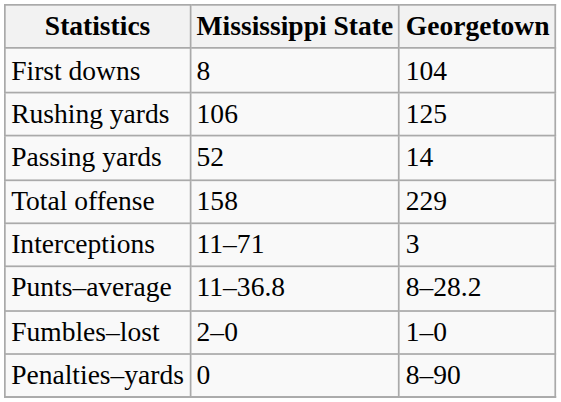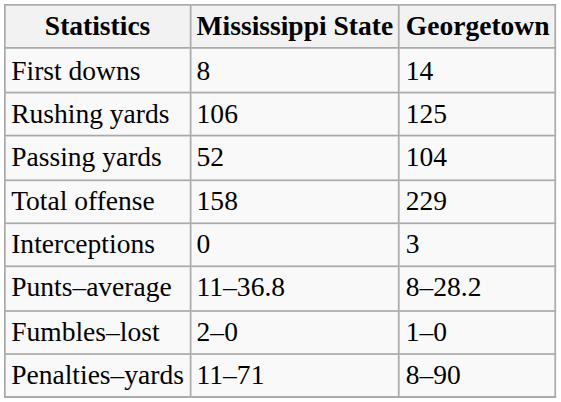(426, 69) 104 -> (420, 69) 14
(420, 157) 14 -> (426, 157) 104
(231, 244) 11–71 -> (203, 244) 0
(203, 375) 0 -> (231, 375) 11–71
